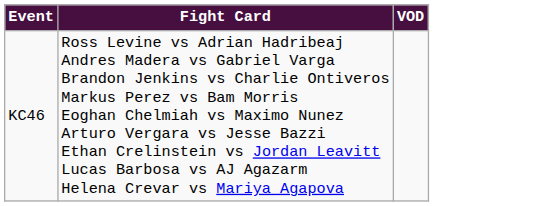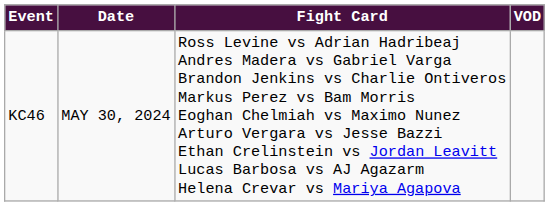+ column: (116, 17)
